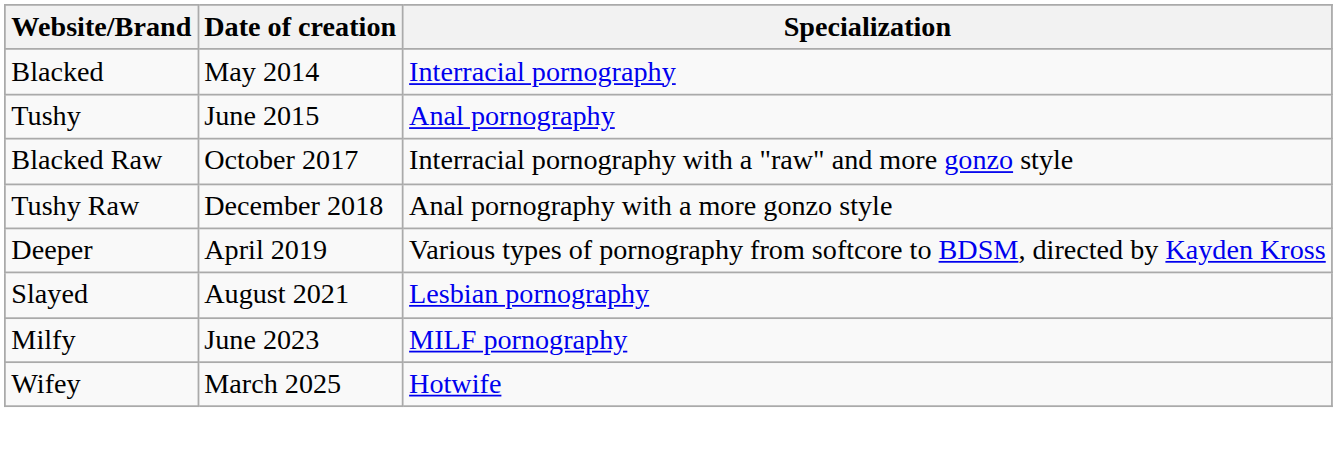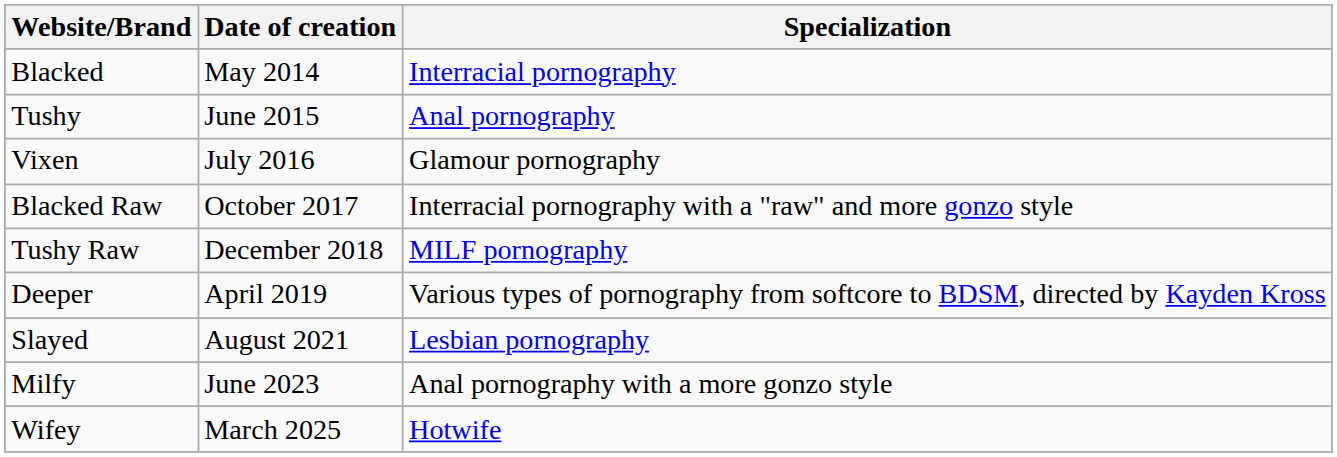+ row: (45, 160)
(651, 205) Anal pornography with a more gonzo style -> (518, 250) MILF pornography
(518, 339) MILF pornography -> (651, 384) Anal pornography with a more gonzo style
